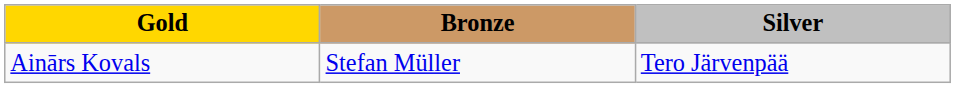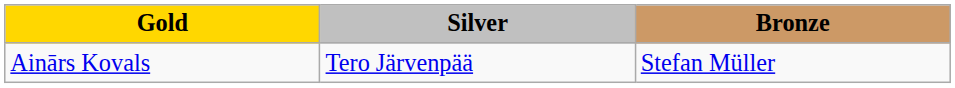columns swapped: (793, 23) <-> (478, 23)
